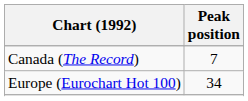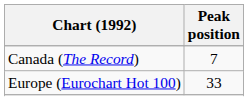(214, 82) 34 -> (214, 82) 33
